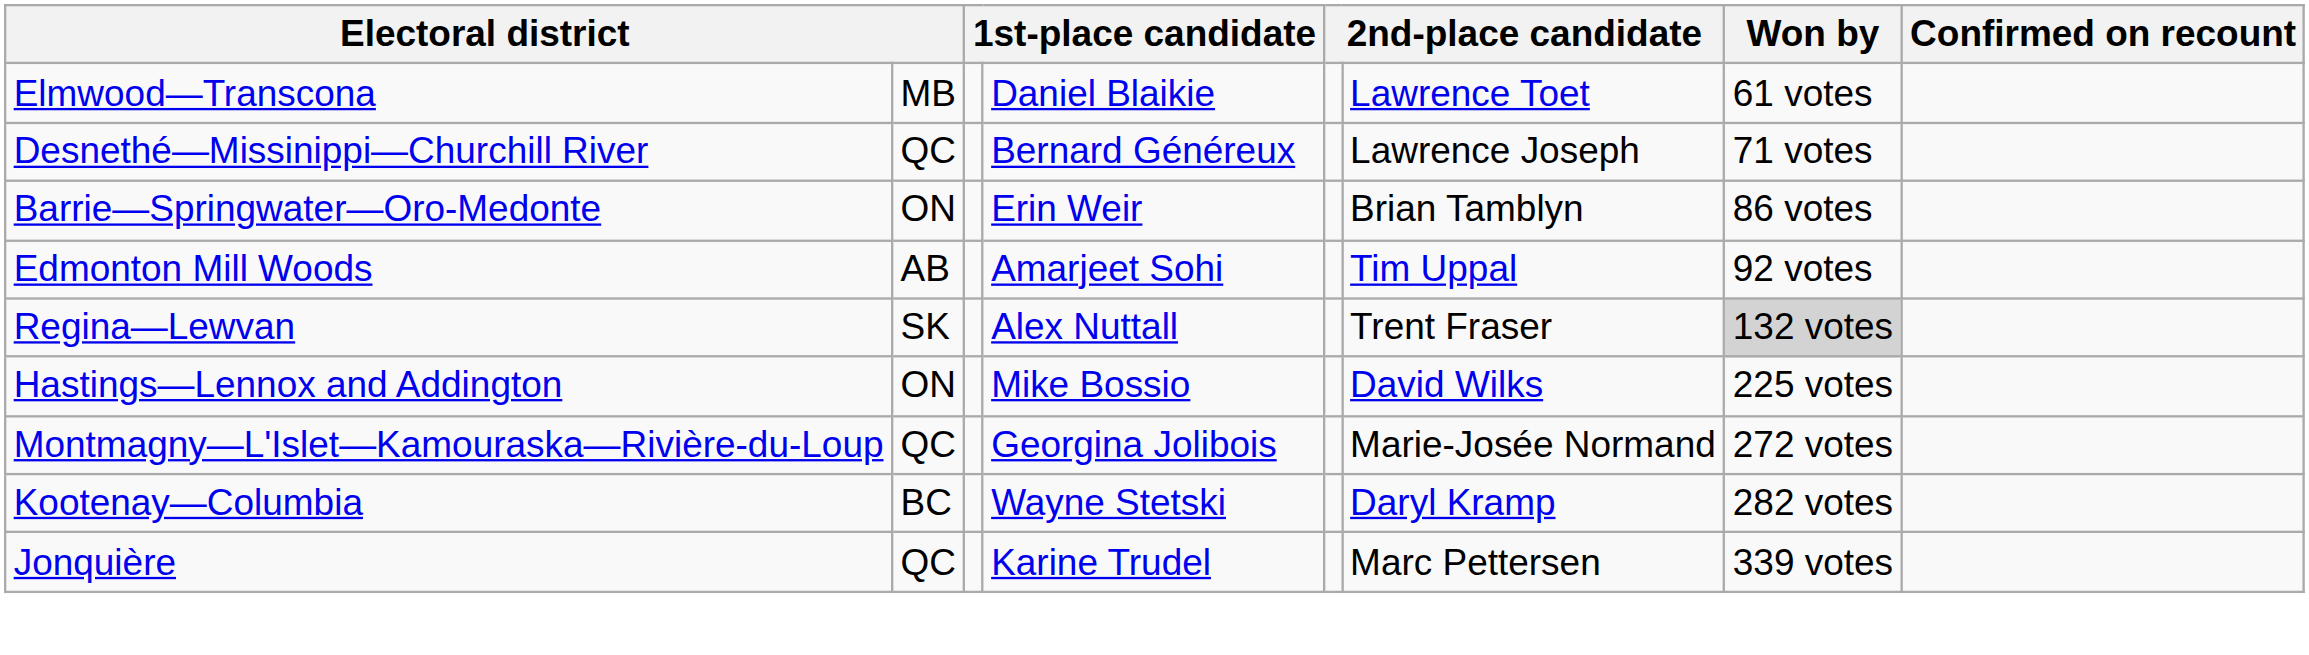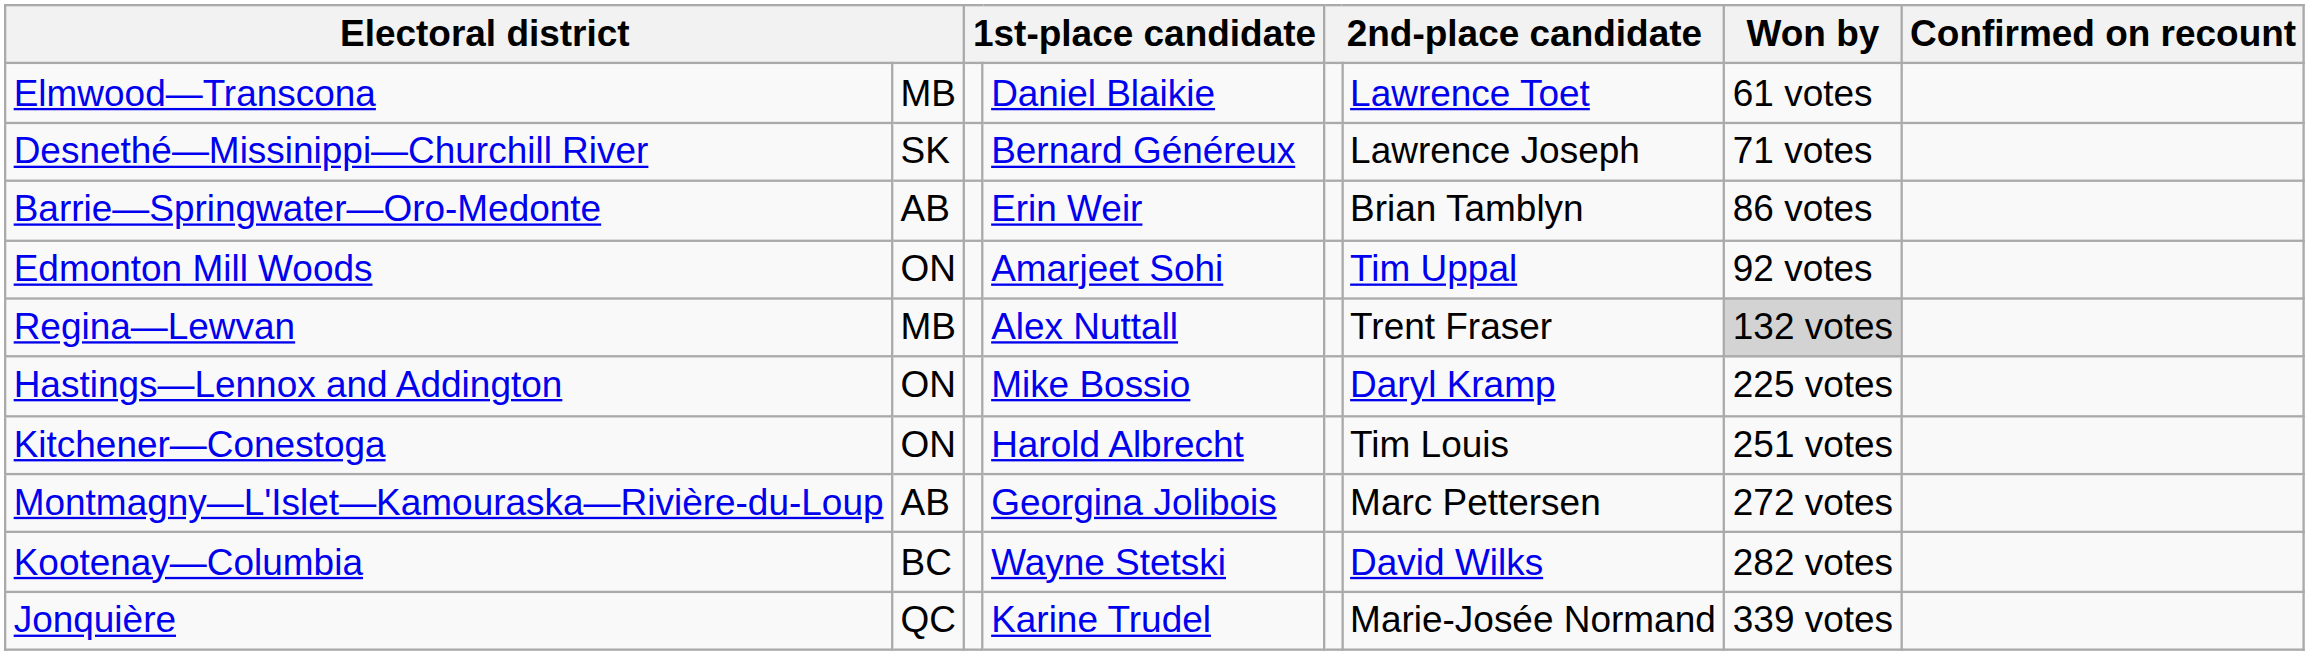(928, 151) QC -> (925, 151) SK
(928, 209) ON -> (925, 209) AB
(925, 268) AB -> (928, 268) ON
(925, 326) SK -> (928, 326) MB
(1447, 385) David Wilks -> (1453, 385) Daryl Kramp
+ row: (200, 444)
(928, 444) QC -> (925, 502) AB
(1533, 444) Marie-Josée Normand -> (1475, 502) Marc Pettersen
(1453, 502) Daryl Kramp -> (1447, 561) David Wilks
(1475, 561) Marc Pettersen -> (1533, 619) Marie-Josée Normand
